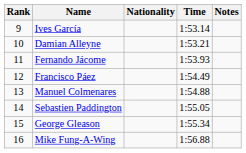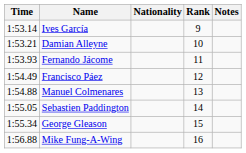columns swapped: (18, 12) <-> (195, 12)
